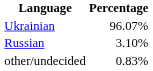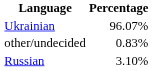rows swapped: (24, 43) <-> (45, 60)
